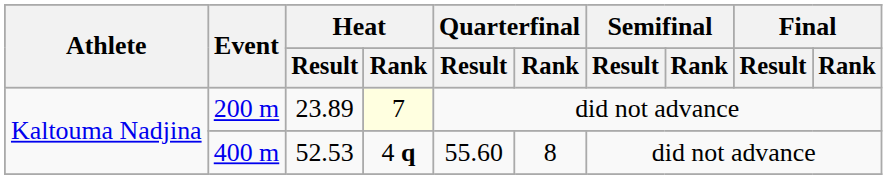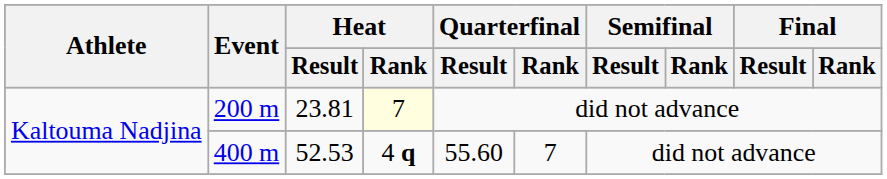(325, 109) 23.89 -> (325, 109) 23.81
(550, 152) 8 -> (550, 152) 7
